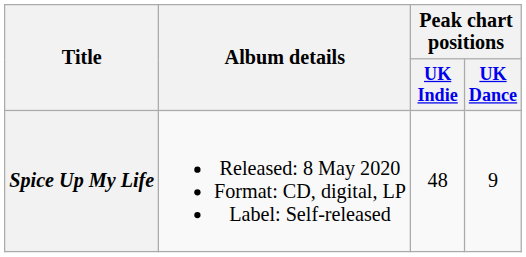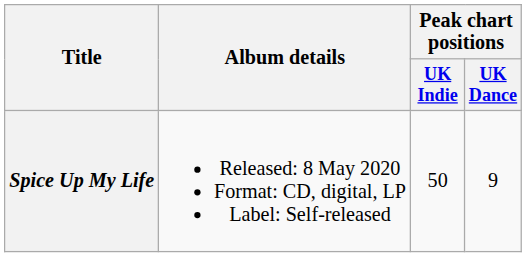(438, 180) 48 -> (438, 180) 50
